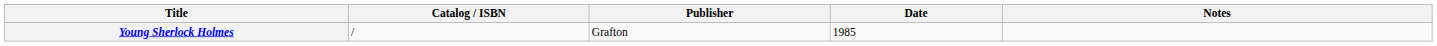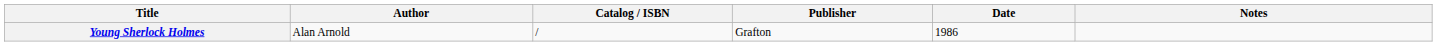+ column: (411, 13)
(844, 31) 1985 -> (947, 31) 1986
